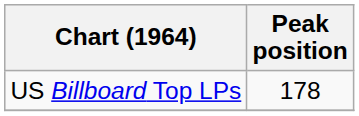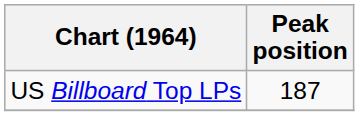(300, 90) 178 -> (300, 90) 187
